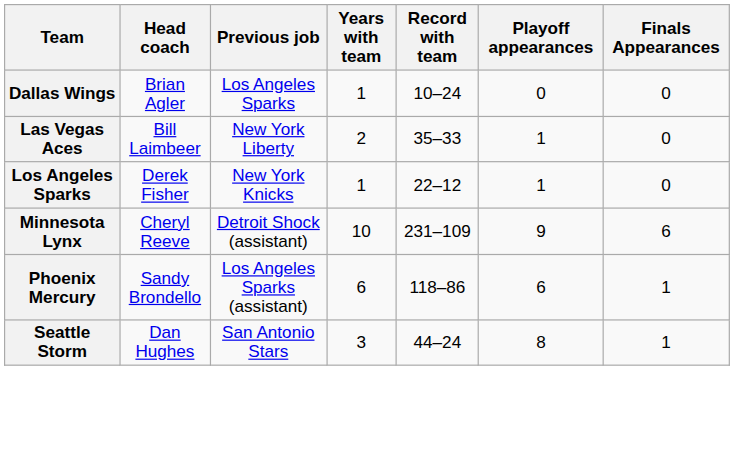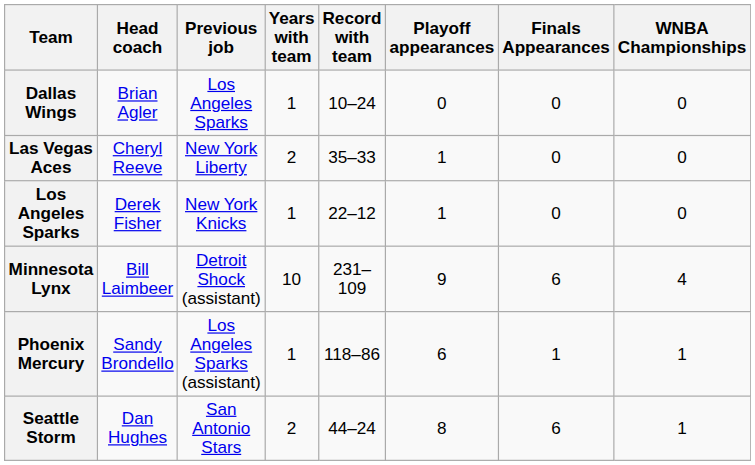+ column: (682, 38)
(165, 139) Bill Laimbeer -> (138, 158) Cheryl Reeve
(165, 232) Cheryl Reeve -> (138, 279) Bill Laimbeer
(361, 287) 6 -> (292, 354) 1
(361, 343) 3 -> (292, 428) 2
(666, 343) 1 -> (556, 428) 6
